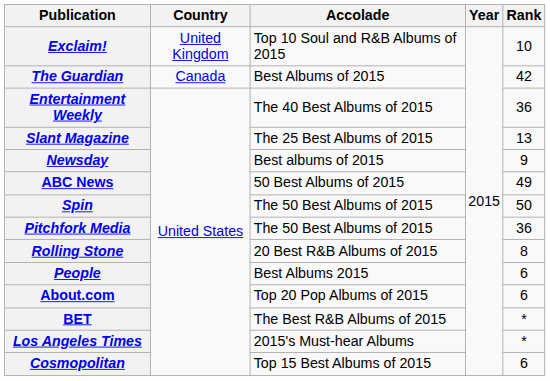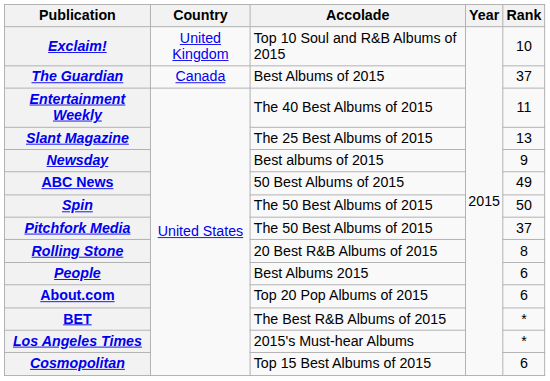(524, 76) 42 -> (524, 76) 37
(524, 107) 36 -> (524, 107) 11
(524, 228) 36 -> (524, 228) 37
